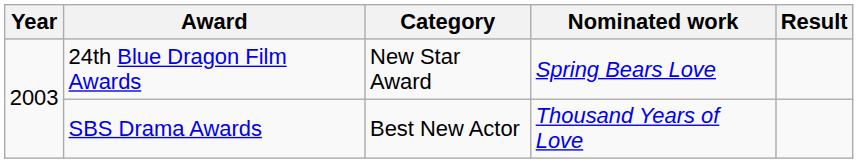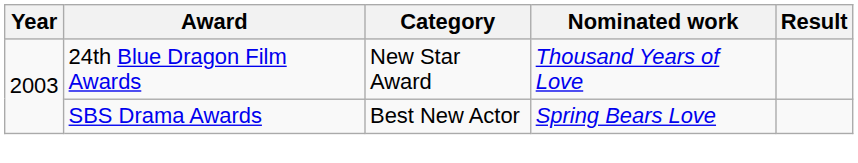(626, 68) Spring Bears Love -> (627, 68) Thousand Years of Love
(627, 128) Thousand Years of Love -> (626, 116) Spring Bears Love
